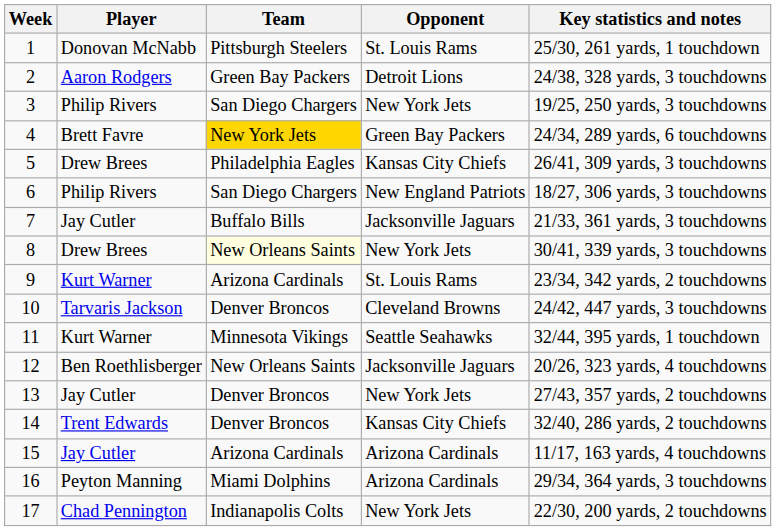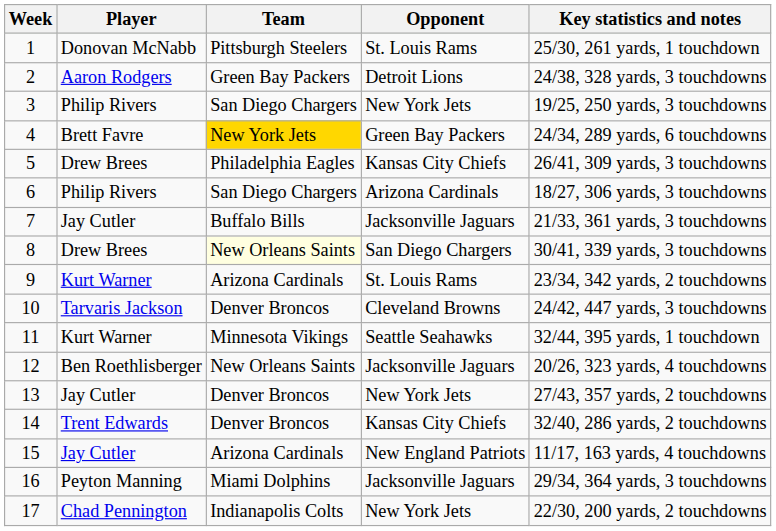(445, 192) New England Patriots -> (432, 192) Arizona Cardinals
(418, 250) New York Jets -> (438, 250) San Diego Chargers
(432, 452) Arizona Cardinals -> (445, 452) New England Patriots
(432, 481) Arizona Cardinals -> (440, 481) Jacksonville Jaguars
